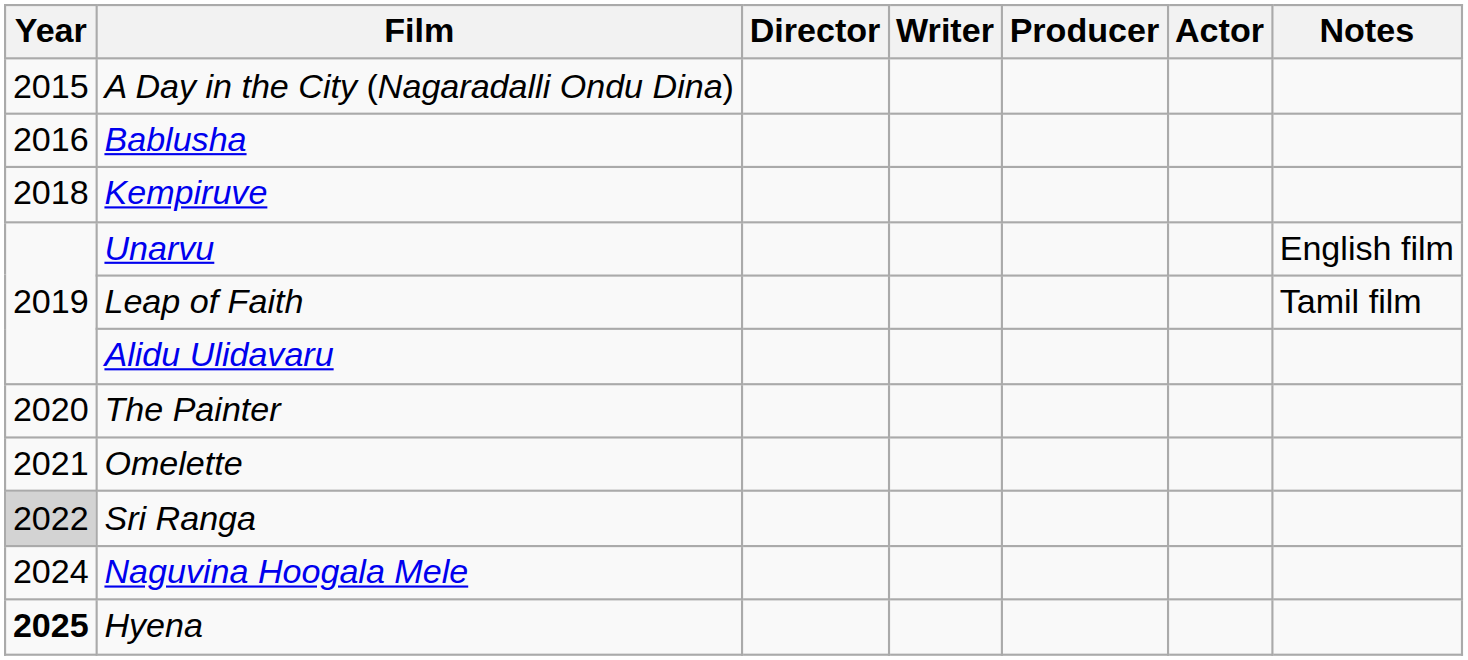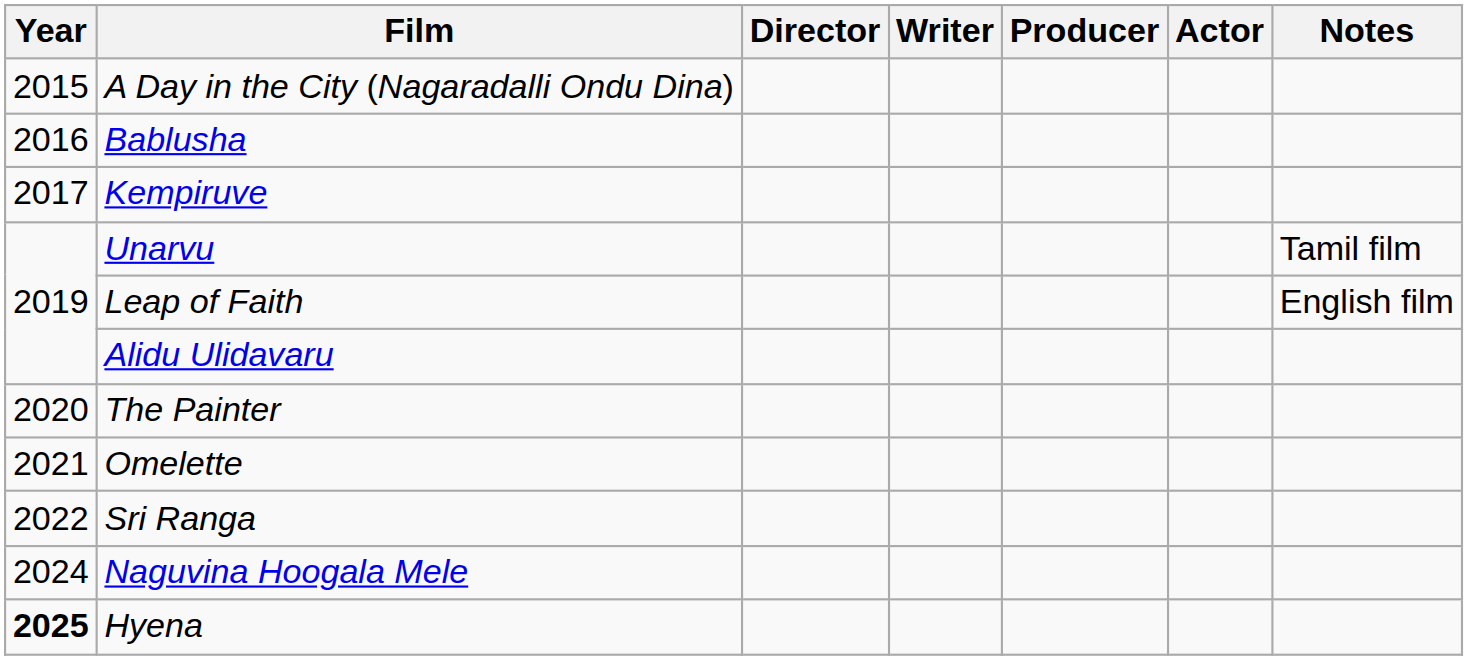(51, 193) 2018 -> (51, 193) 2017
(1367, 247) English film -> (1351, 247) Tamil film
(1351, 301) Tamil film -> (1367, 301) English film
(51, 517) lightgrey background -> (51, 517) no background
